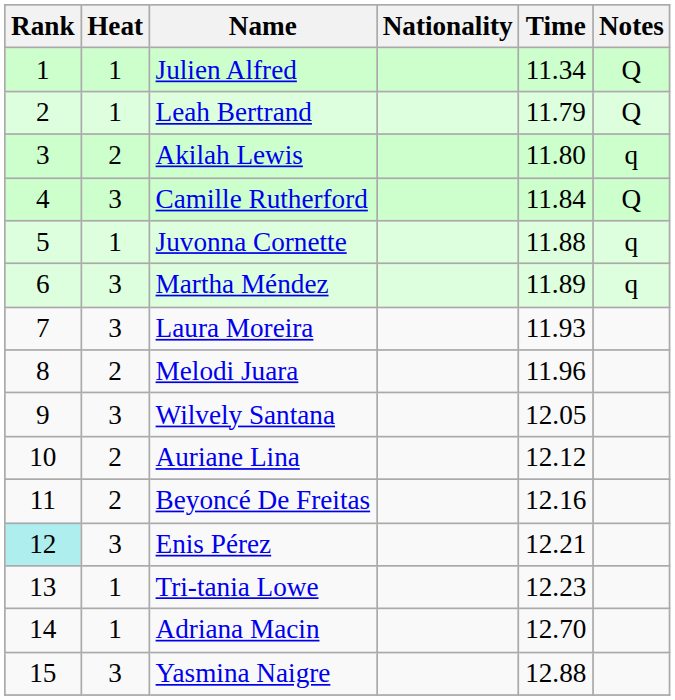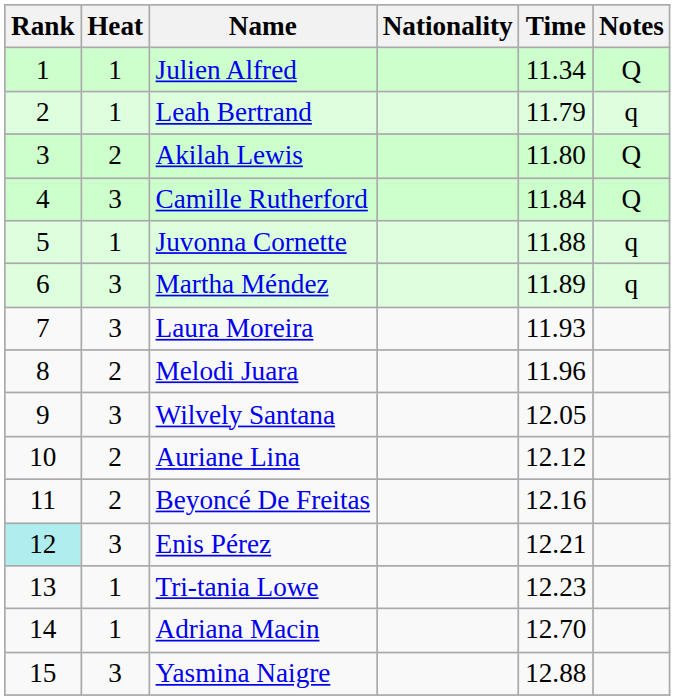(631, 112) Q -> (631, 112) q
(631, 155) q -> (631, 155) Q
